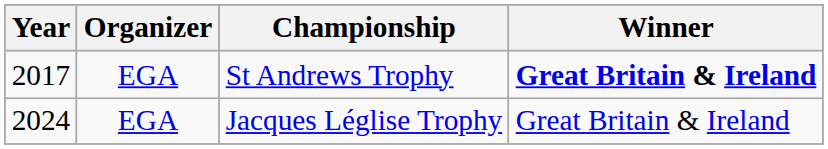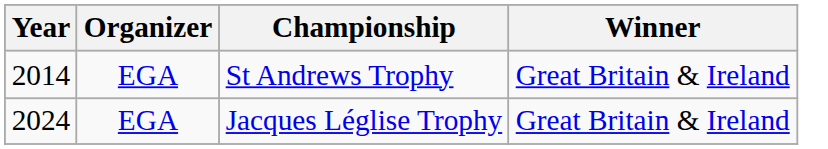(41, 74) 2017 -> (41, 74) 2014
(666, 74) bold -> (653, 74) normal
